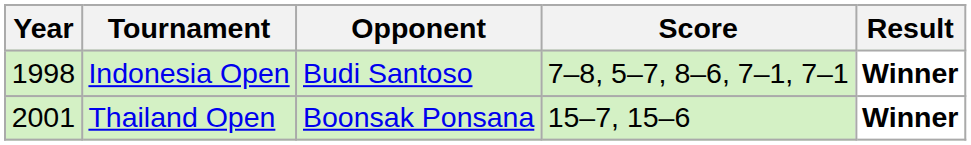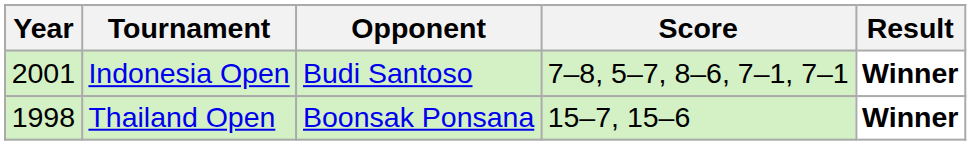(43, 73) 1998 -> (43, 73) 2001
(43, 118) 2001 -> (43, 118) 1998
